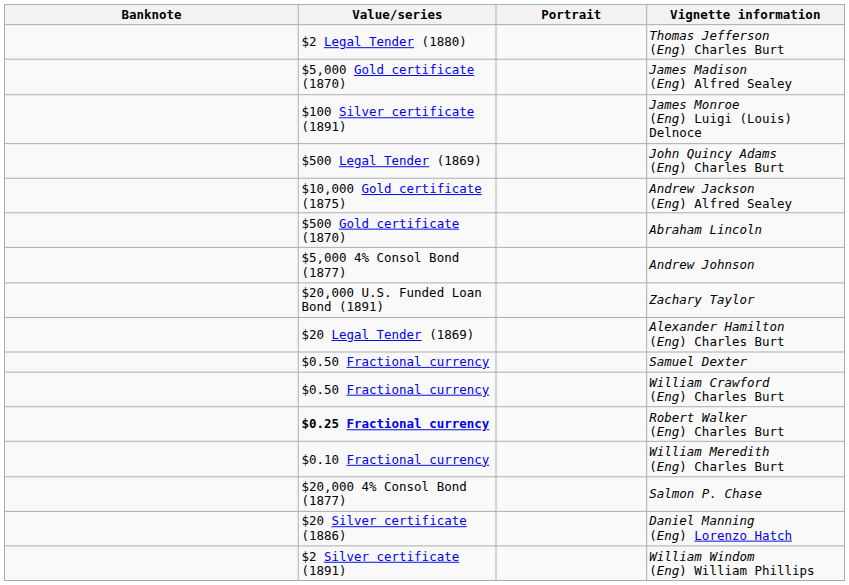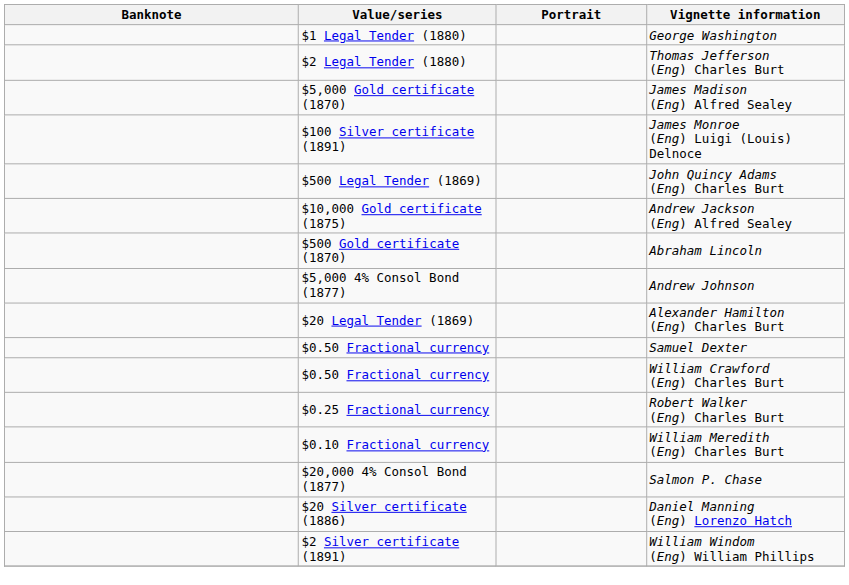+ row: (713, 35)
- row: (702, 300)
(395, 424) bold -> (395, 410) normal
